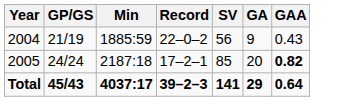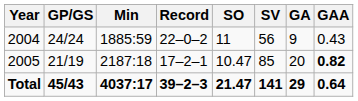+ column: (234, 15)
(66, 38) 21/19 -> (66, 38) 24/24
(66, 61) 24/24 -> (66, 61) 21/19
